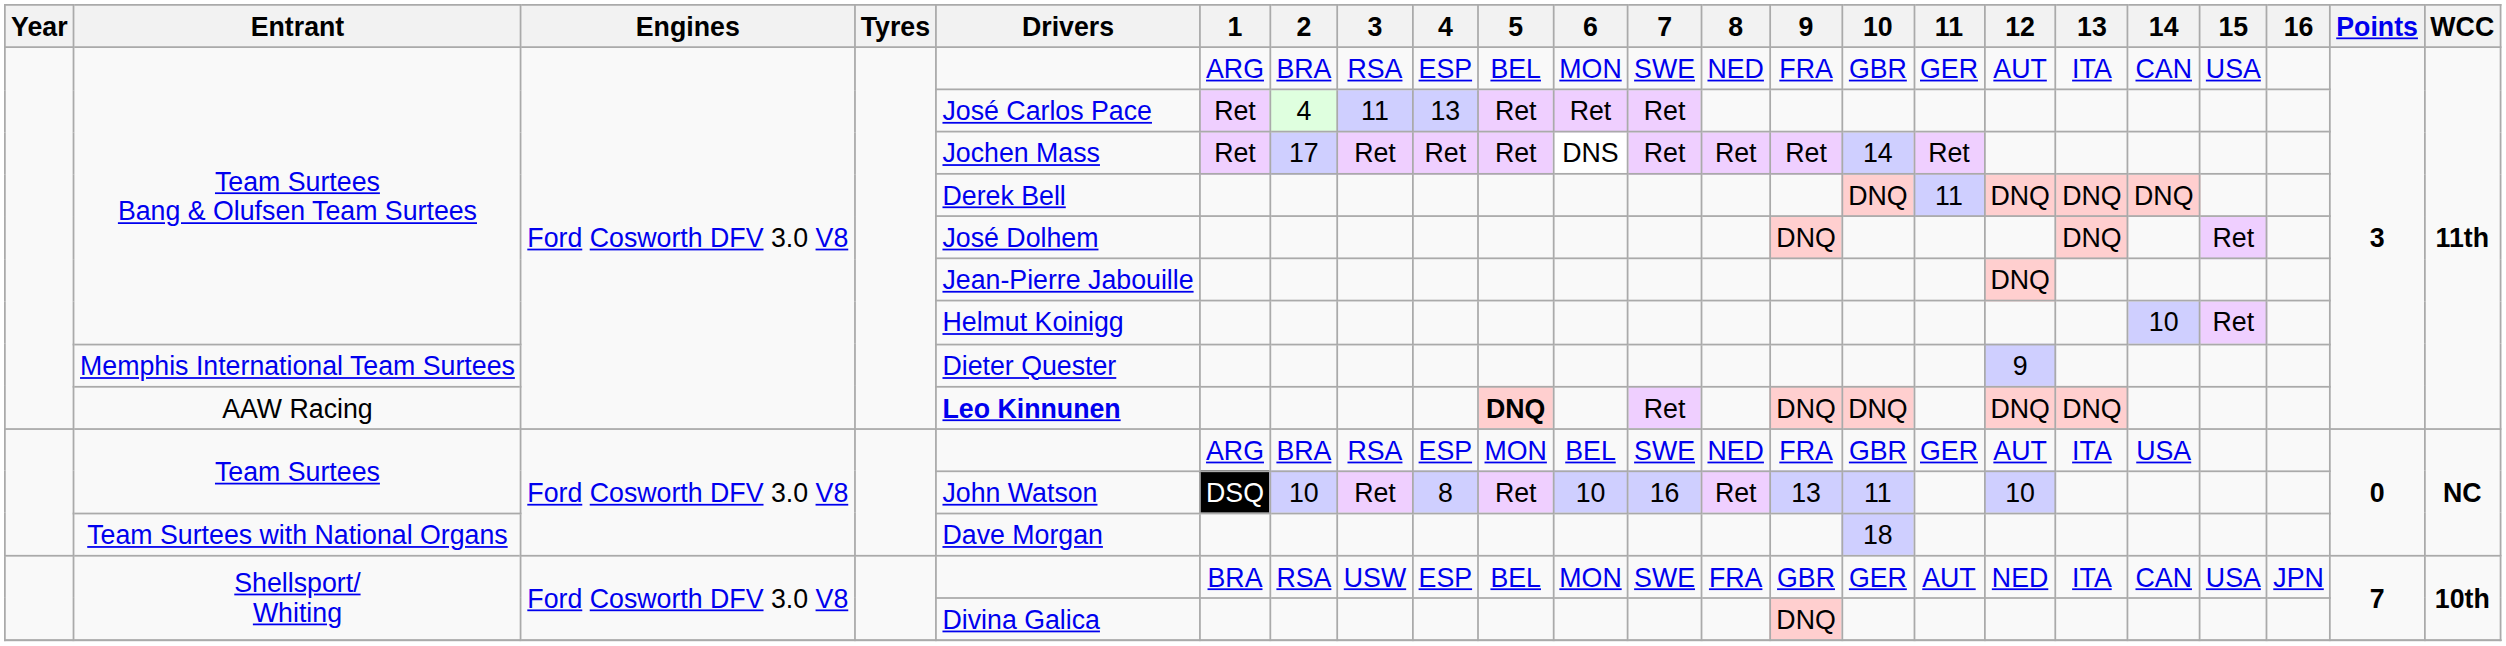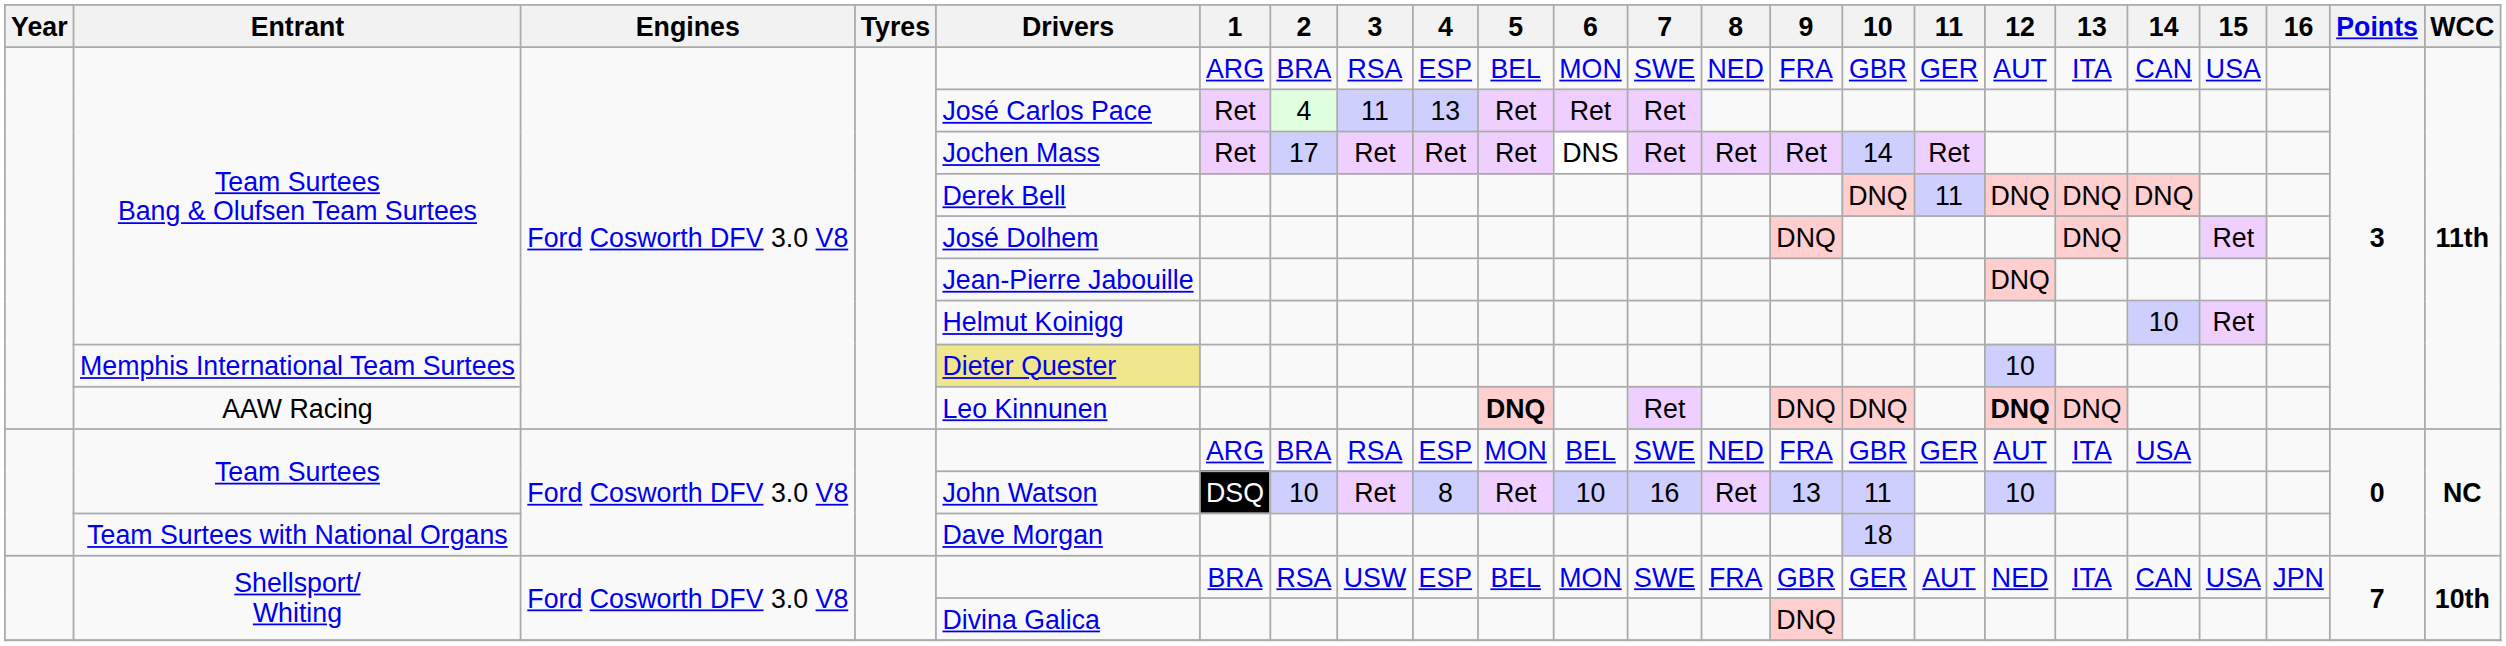(1029, 365) no background -> (1029, 365) khaki background
(2020, 365) 9 -> (2020, 365) 10
(1032, 407) bold -> (1025, 407) normal
(2020, 407) normal -> (2020, 407) bold
